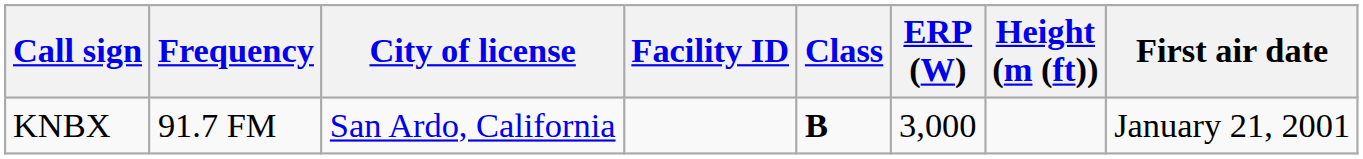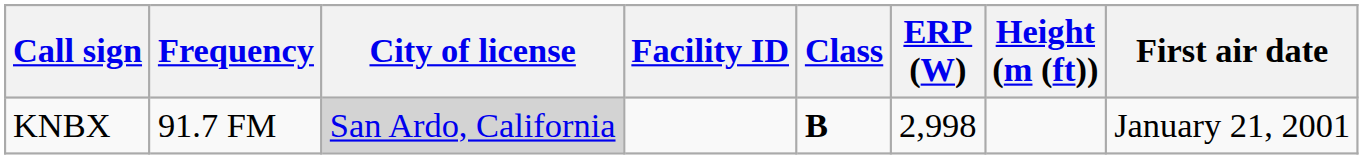(473, 125) no background -> (473, 125) lightgrey background
(938, 125) 3,000 -> (938, 125) 2,998
